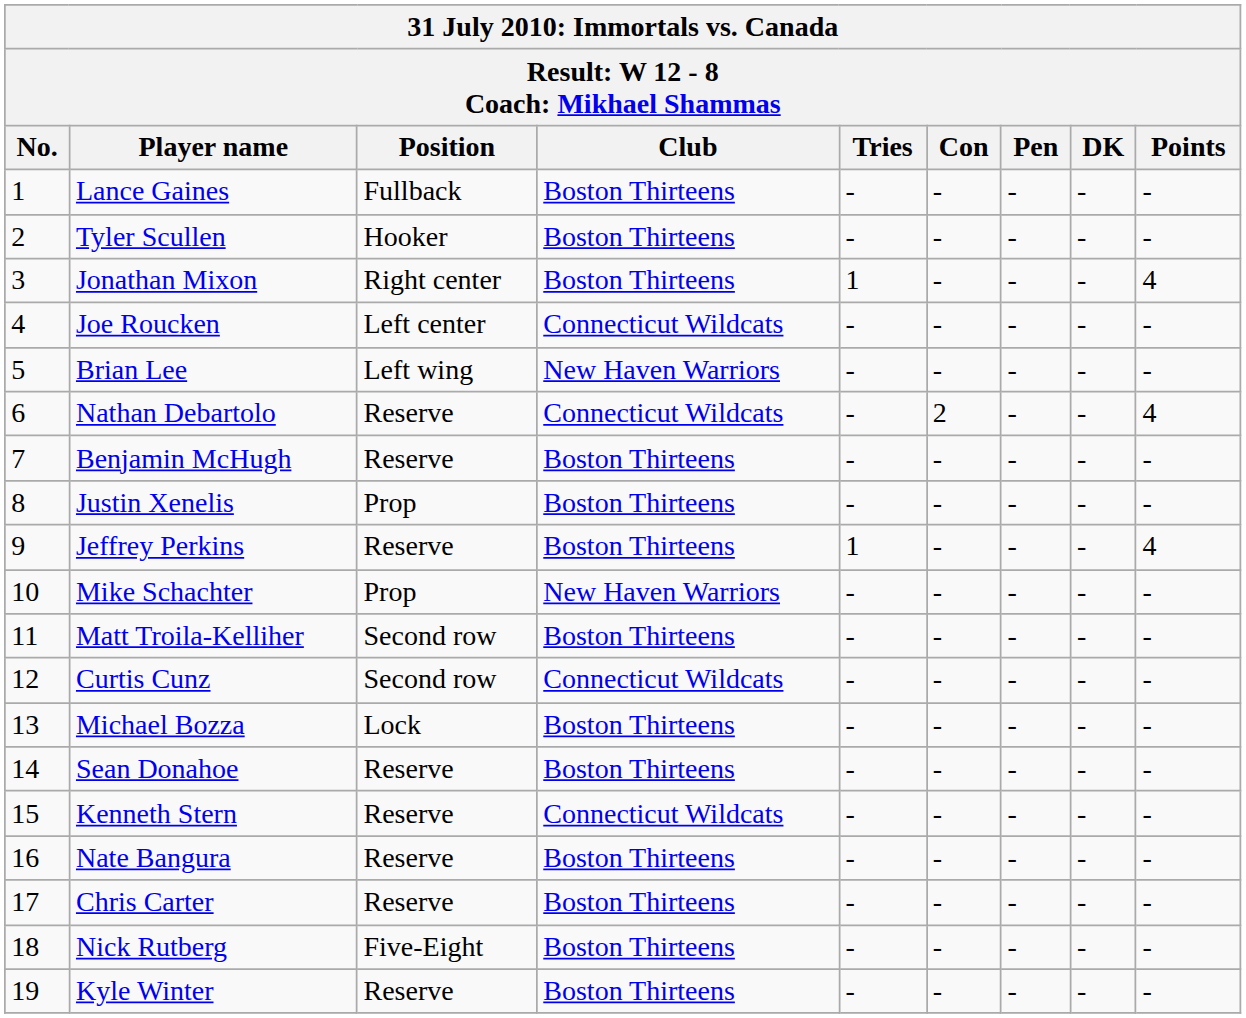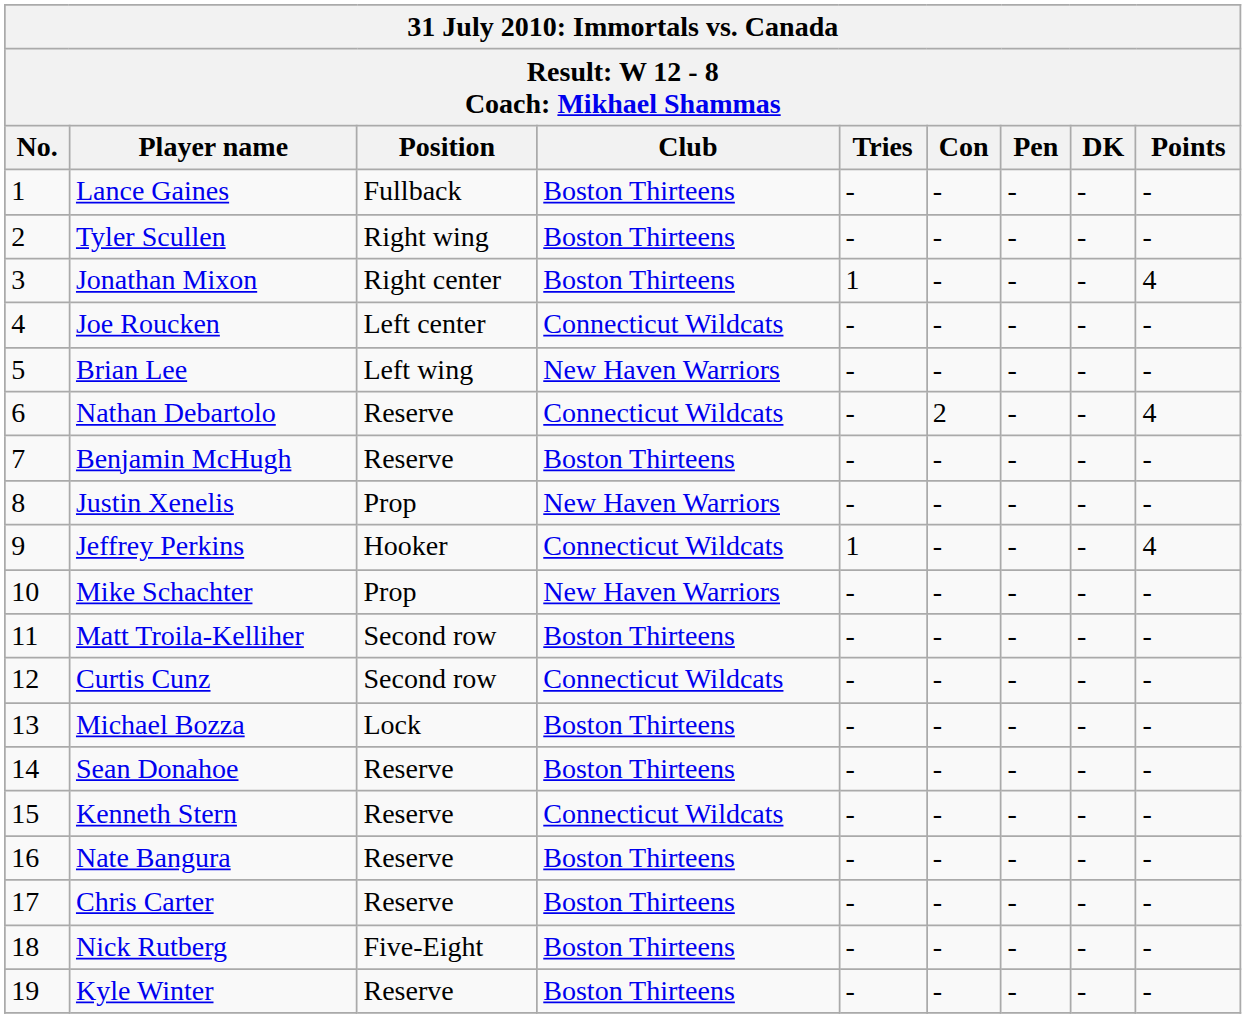(406, 235) Hooker -> (426, 235) Right wing
(639, 502) Boston Thirteens -> (662, 502) New Haven Warriors
(409, 546) Reserve -> (406, 546) Hooker
(639, 546) Boston Thirteens -> (663, 546) Connecticut Wildcats
